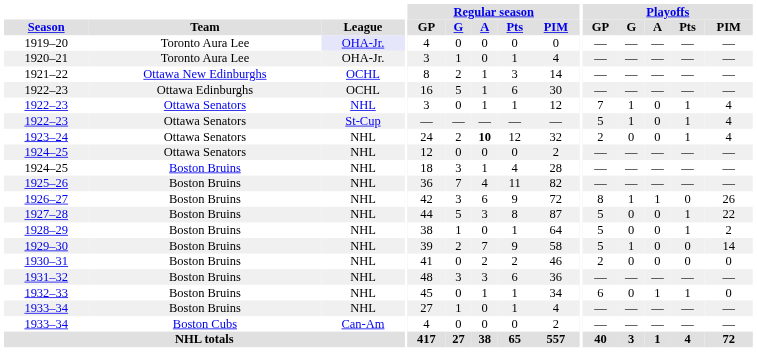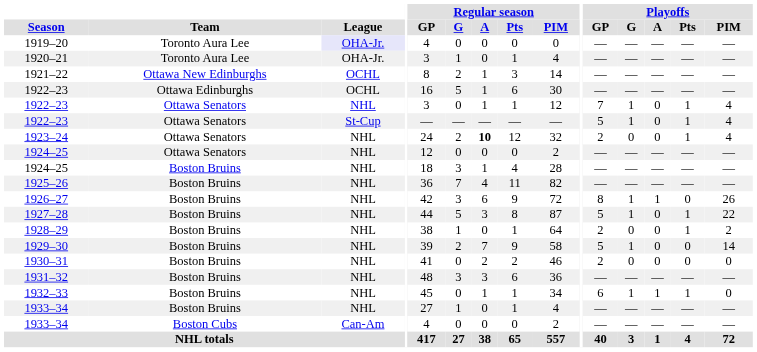(631, 214) 0 -> (631, 214) 1
(600, 230) 5 -> (600, 230) 2
(631, 292) 0 -> (631, 292) 1
